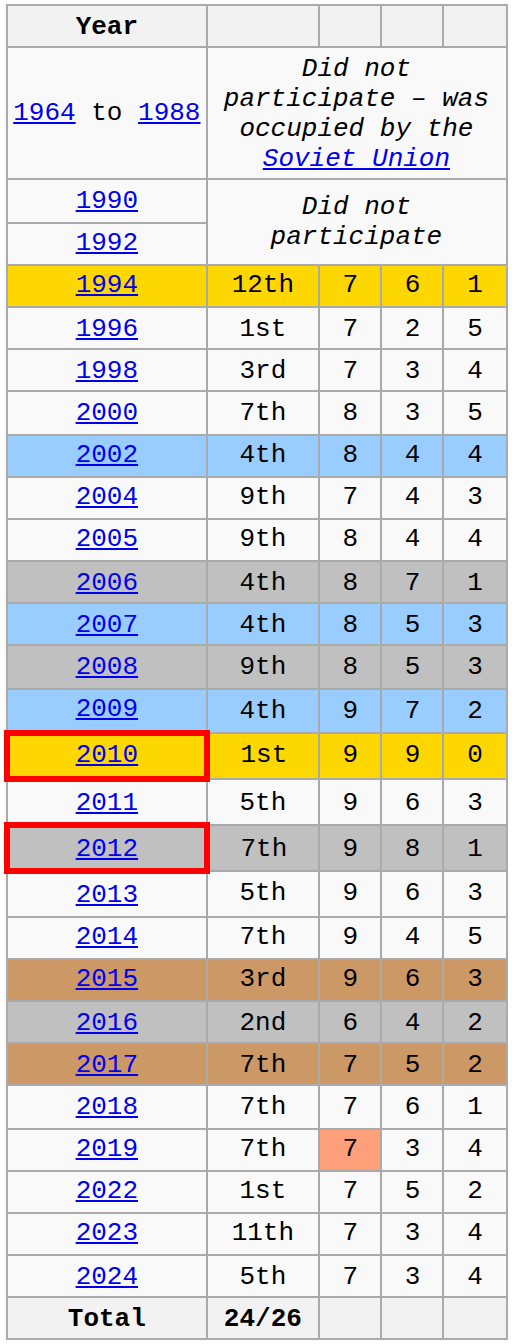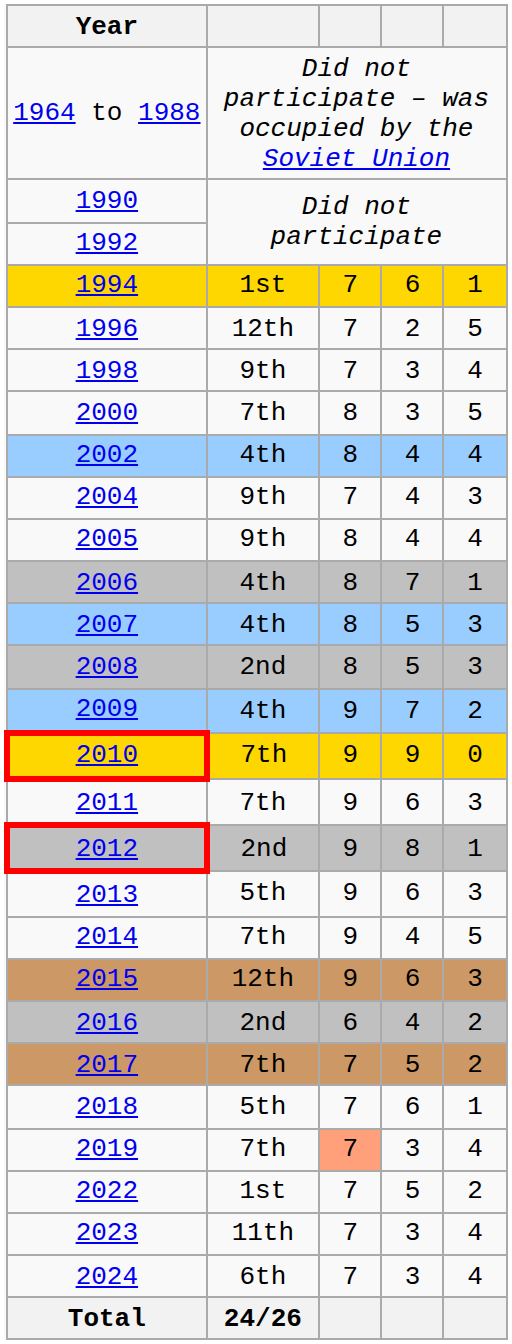(263, 286) 12th -> (263, 286) 1st
(263, 328) 1st -> (263, 328) 12th
(263, 370) 3rd -> (263, 370) 9th
(263, 667) 9th -> (263, 667) 2nd
(264, 756) 1st -> (264, 756) 7th
(263, 802) 5th -> (263, 802) 7th
(264, 849) 7th -> (264, 849) 2nd
(263, 980) 3rd -> (263, 980) 12th
(263, 1107) 7th -> (263, 1107) 5th
(263, 1276) 5th -> (263, 1276) 6th
